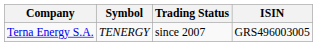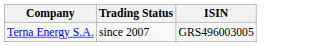- column: (124, 13)
